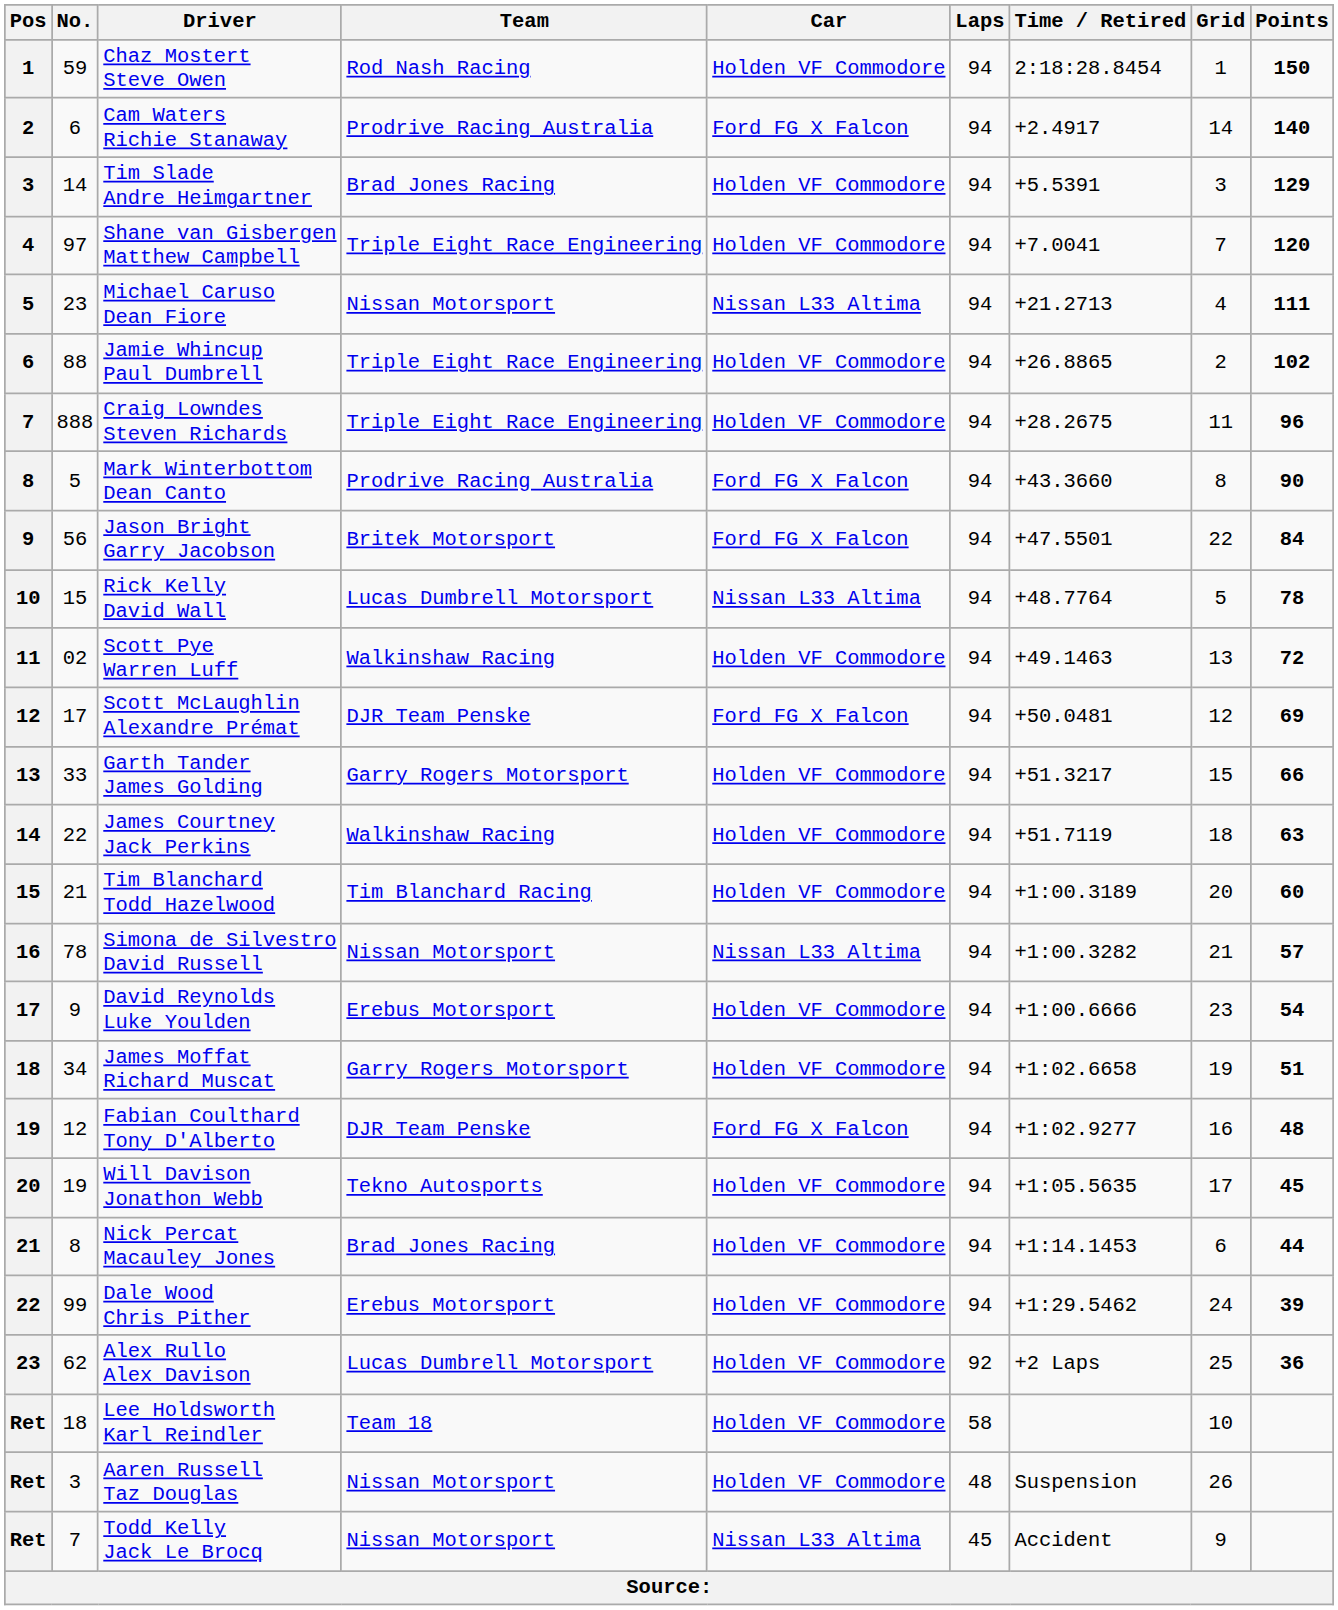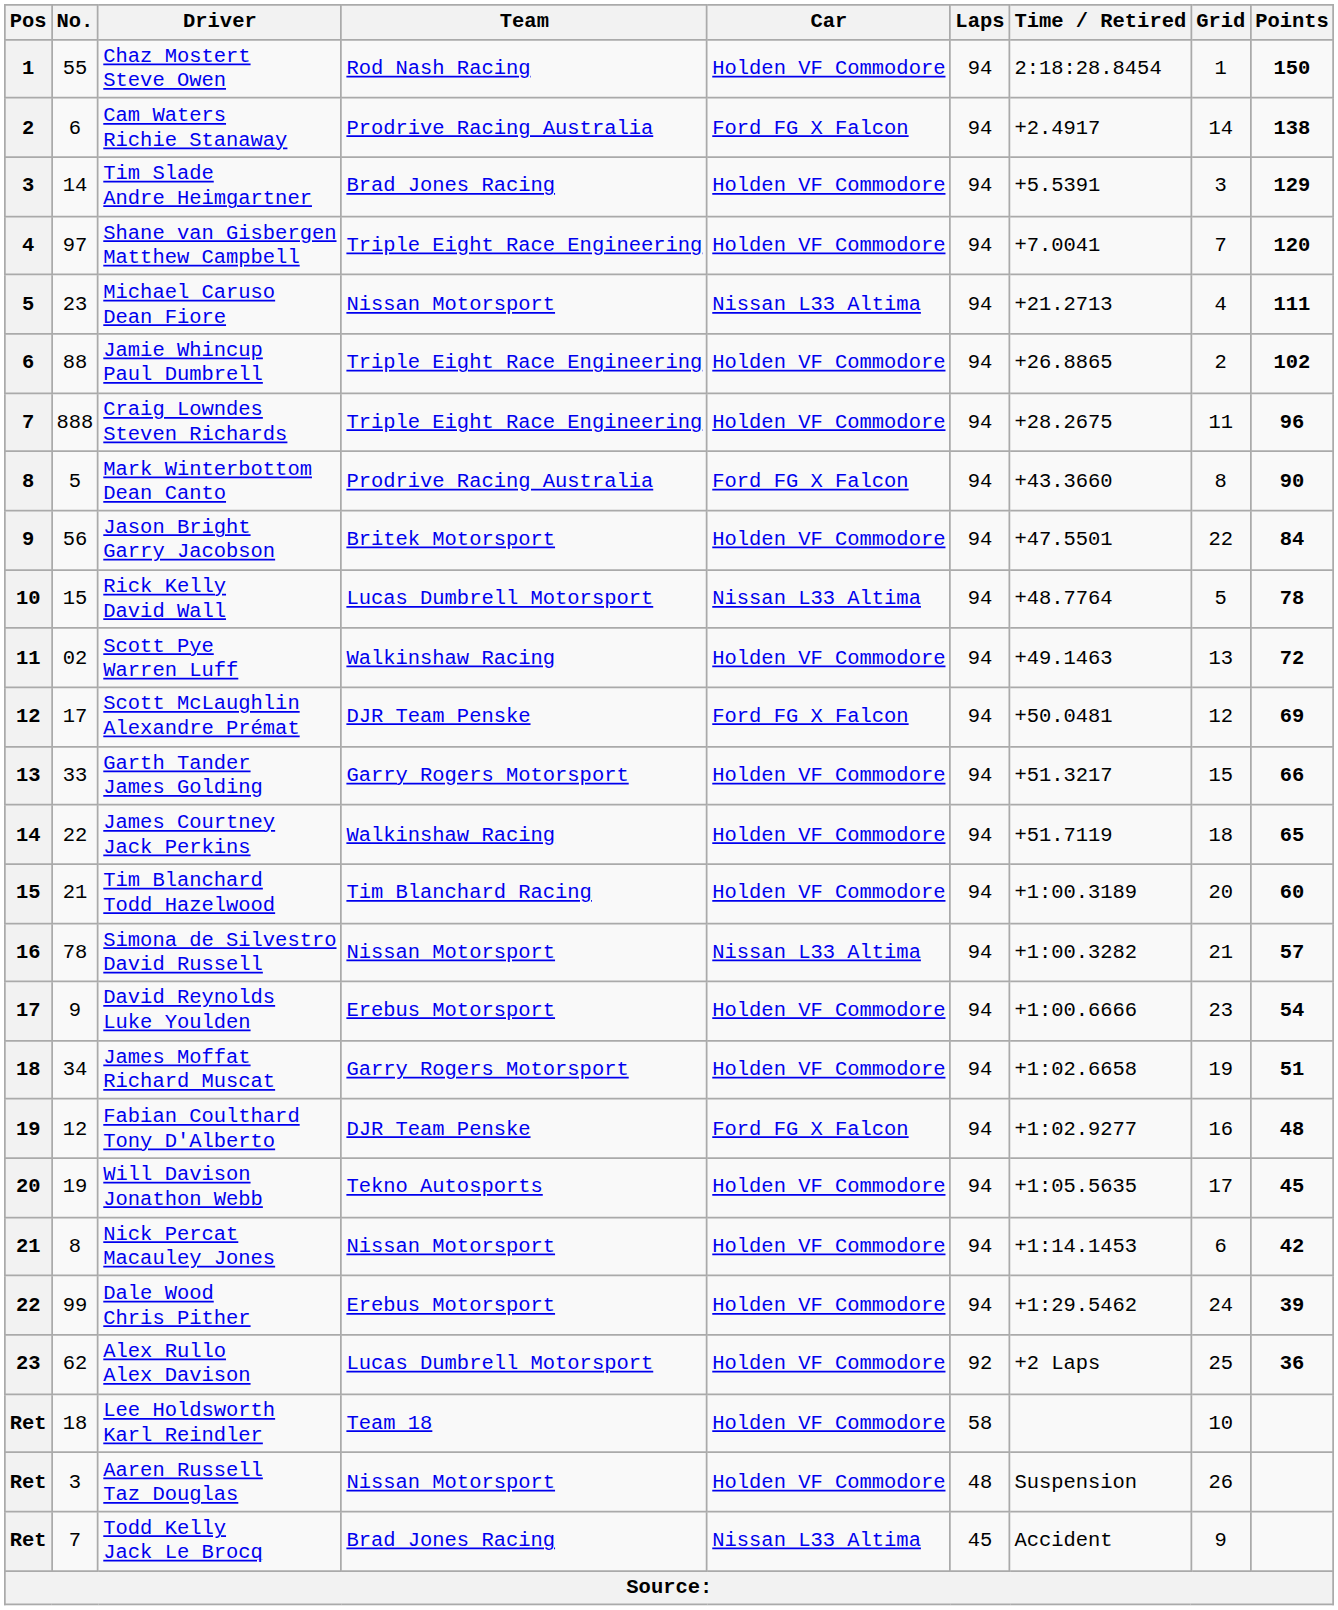(75, 68) 59 -> (75, 68) 55
(1292, 127) 140 -> (1292, 127) 138
(810, 540) Ford FG X Falcon -> (829, 540) Holden VF Commodore
(1292, 834) 63 -> (1292, 834) 65
(451, 1246) Brad Jones Racing -> (451, 1246) Nissan Motorsport
(1292, 1246) 44 -> (1292, 1246) 42
(451, 1541) Nissan Motorsport -> (451, 1541) Brad Jones Racing
